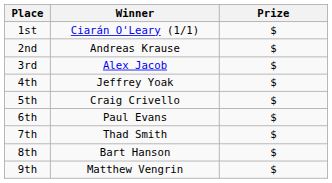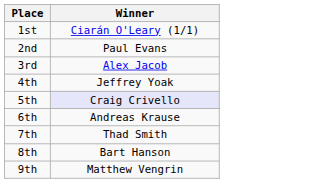- column: (273, 13)
(135, 48) Andreas Krause -> (135, 48) Paul Evans
(135, 100) no background -> (135, 100) lavender background
(135, 117) Paul Evans -> (135, 117) Andreas Krause
